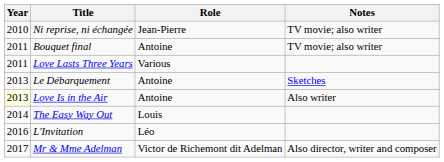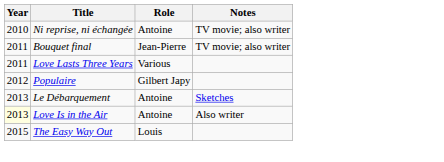(162, 30) Jean-Pierre -> (155, 30) Antoine
(155, 47) Antoine -> (162, 47) Jean-Pierre
+ row: (54, 81)
(18, 115) 2014 -> (18, 132) 2015
- row: (58, 132)
- row: (78, 149)
